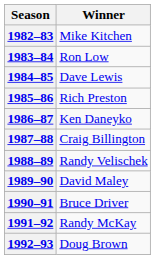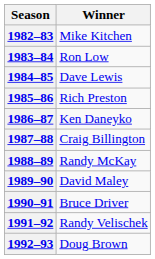(104, 160) Randy Velischek -> (98, 160) Randy McKay
(98, 222) Randy McKay -> (104, 222) Randy Velischek
